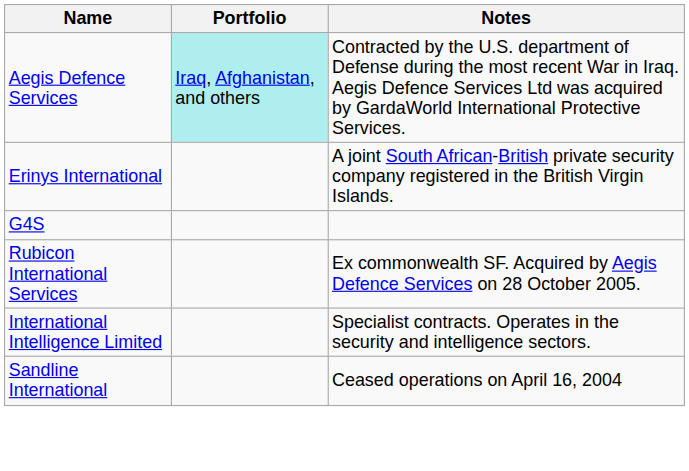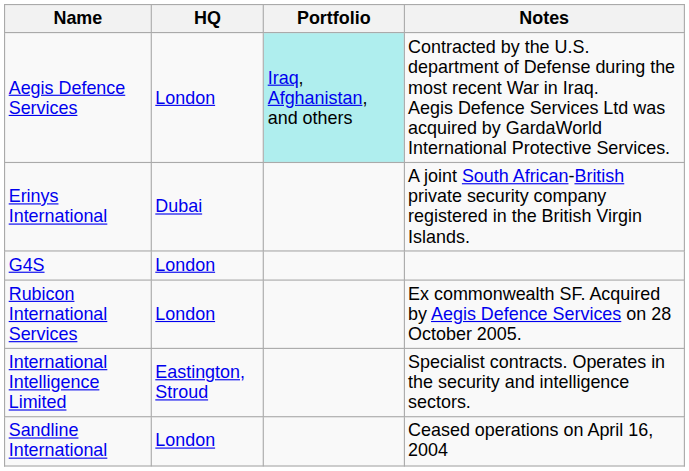+ column: (207, 18)
